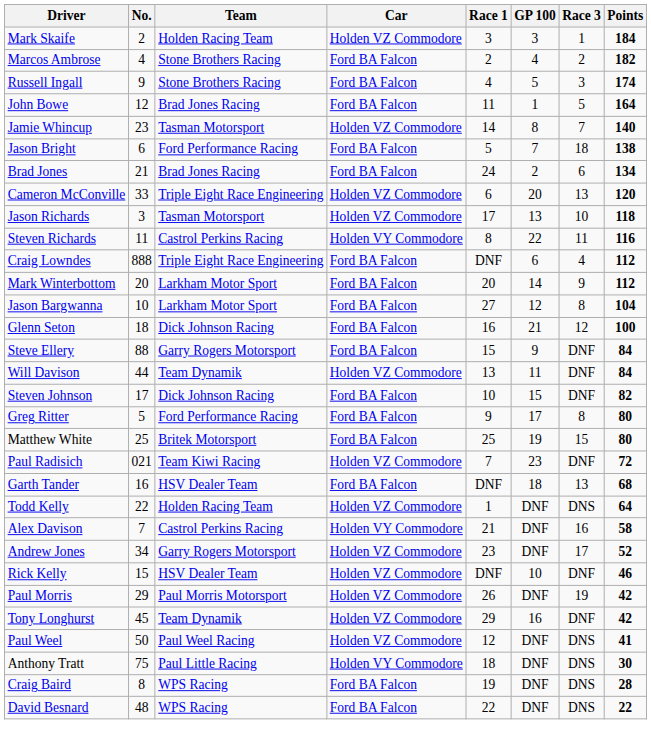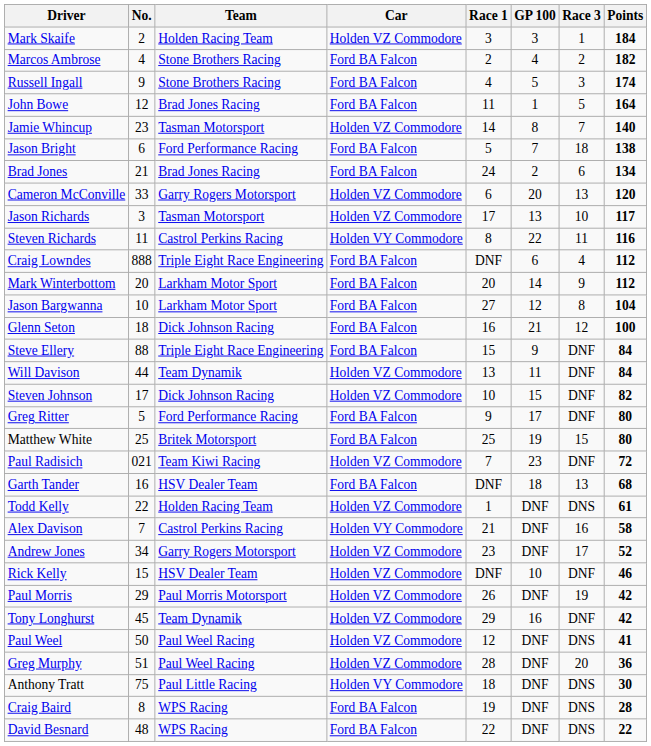(241, 194) Triple Eight Race Engineering -> (227, 194) Garry Rogers Motorsport
(625, 216) 118 -> (625, 216) 117
(227, 350) Garry Rogers Motorsport -> (241, 350) Triple Eight Race Engineering
(373, 395) Ford BA Falcon -> (396, 395) Holden VZ Commodore
(582, 417) 8 -> (582, 417) DNF
(625, 507) 64 -> (625, 507) 61
+ row: (45, 663)
